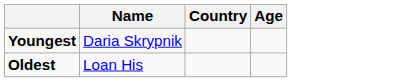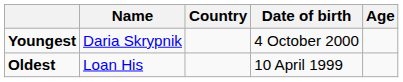+ column: (307, 16)
